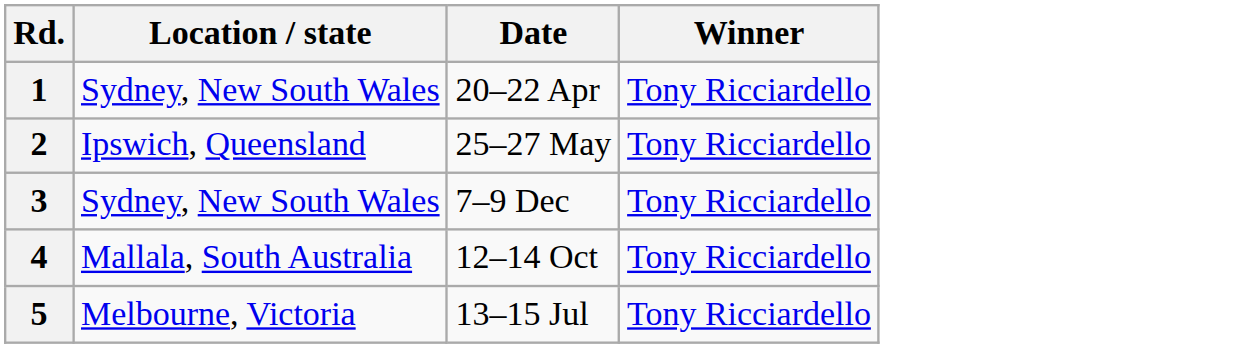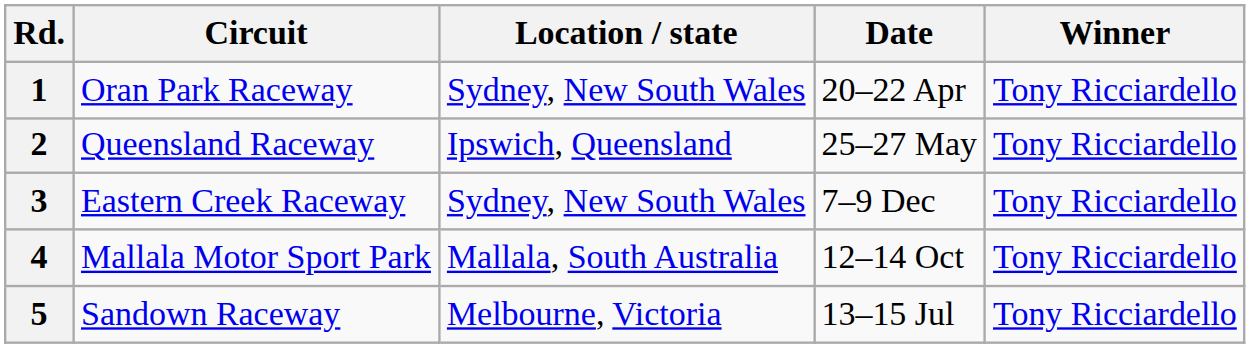+ column: (256, 32)
